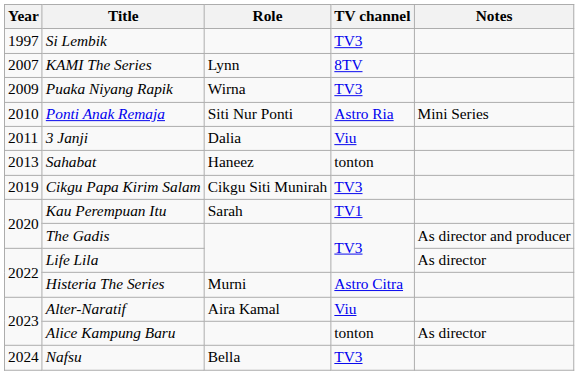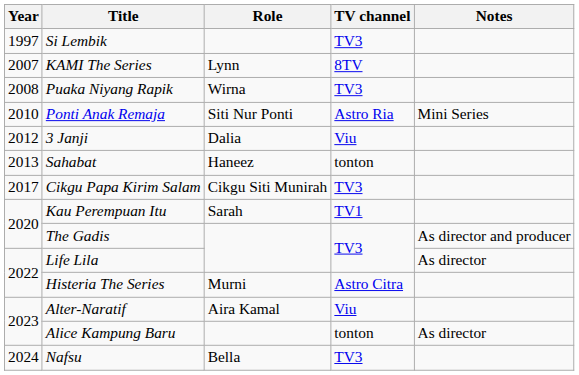(23, 89) 2009 -> (23, 89) 2008
(23, 138) 2011 -> (23, 138) 2012
(23, 187) 2019 -> (23, 187) 2017
